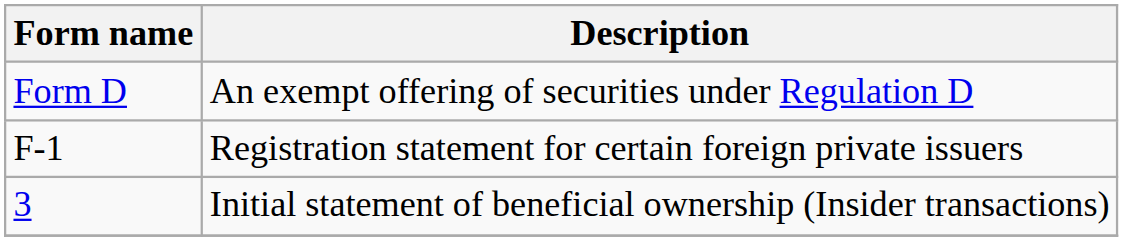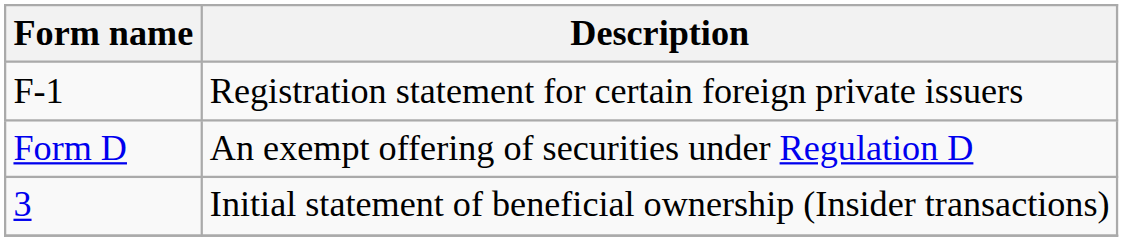rows swapped: (617, 147) <-> (592, 90)
